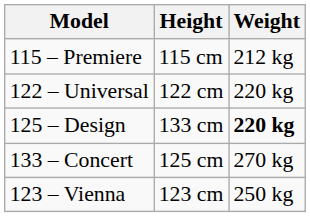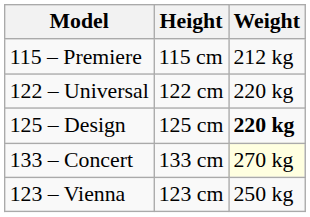(191, 125) 133 cm -> (191, 125) 125 cm
(191, 159) 125 cm -> (191, 159) 133 cm
(263, 159) no background -> (263, 159) lightyellow background
